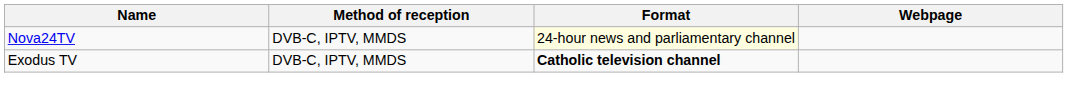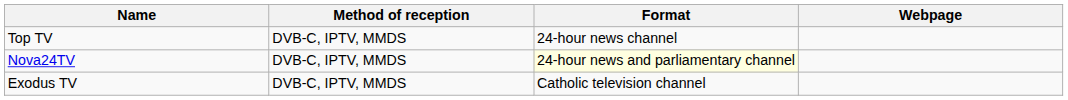+ row: (30, 38)
(629, 60) bold -> (621, 83) normal
